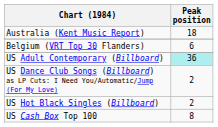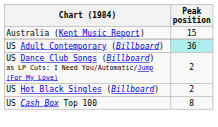(192, 33) 18 -> (192, 33) 15
- row: (75, 46)
